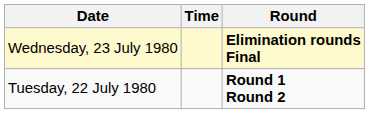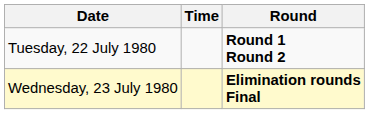rows swapped: (82, 88) <-> (93, 48)
